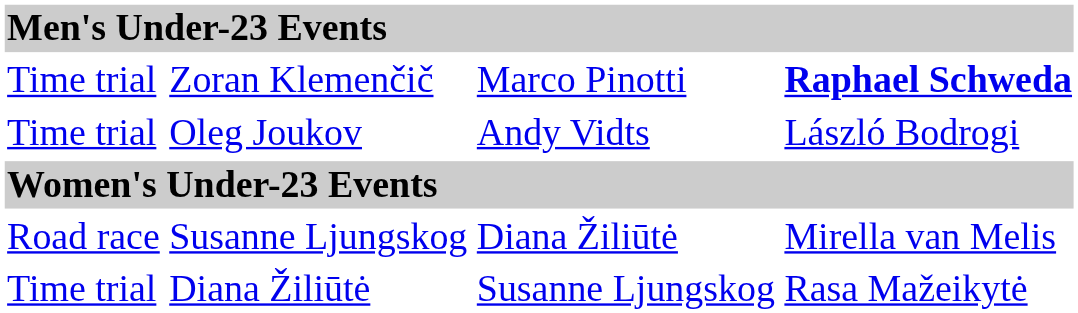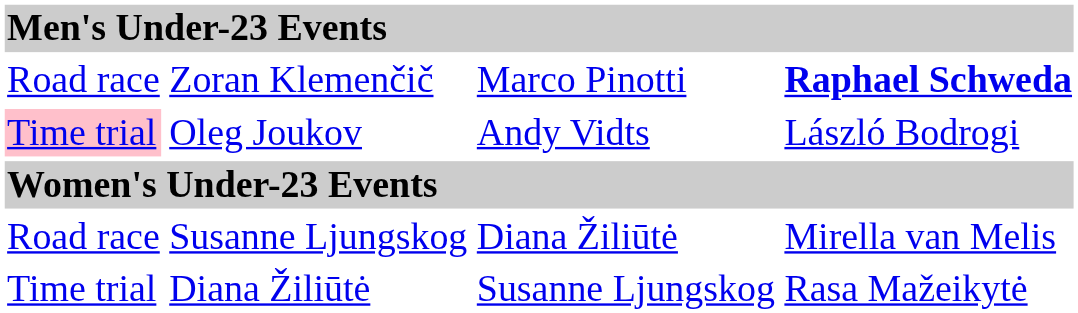(82, 79) Time trial -> (83, 79) Road race
(82, 132) no background -> (82, 132) pink background
